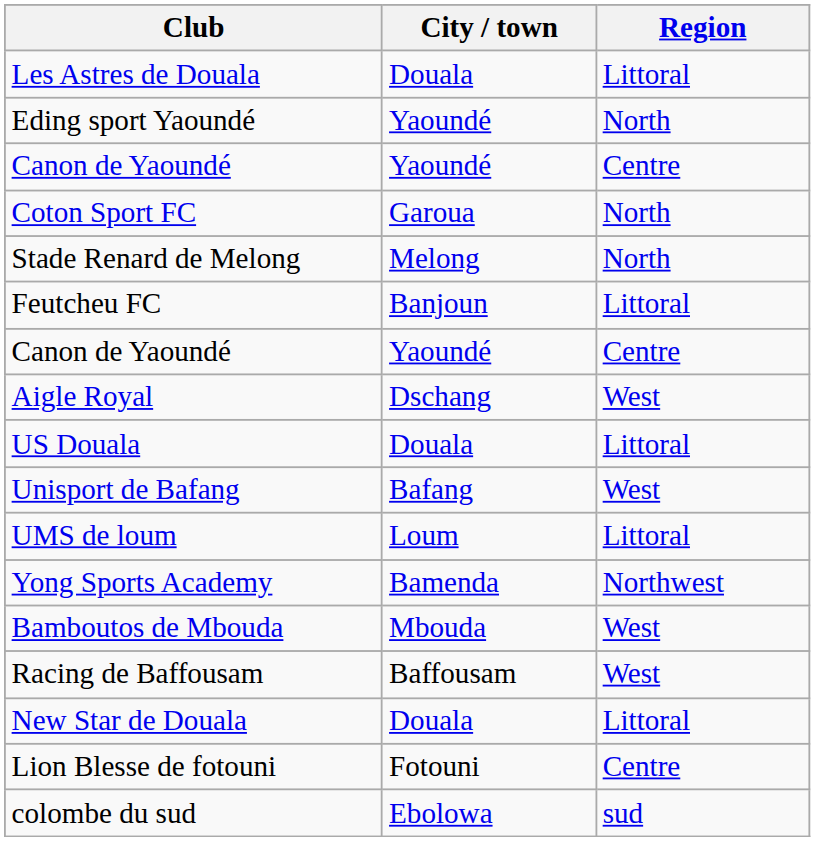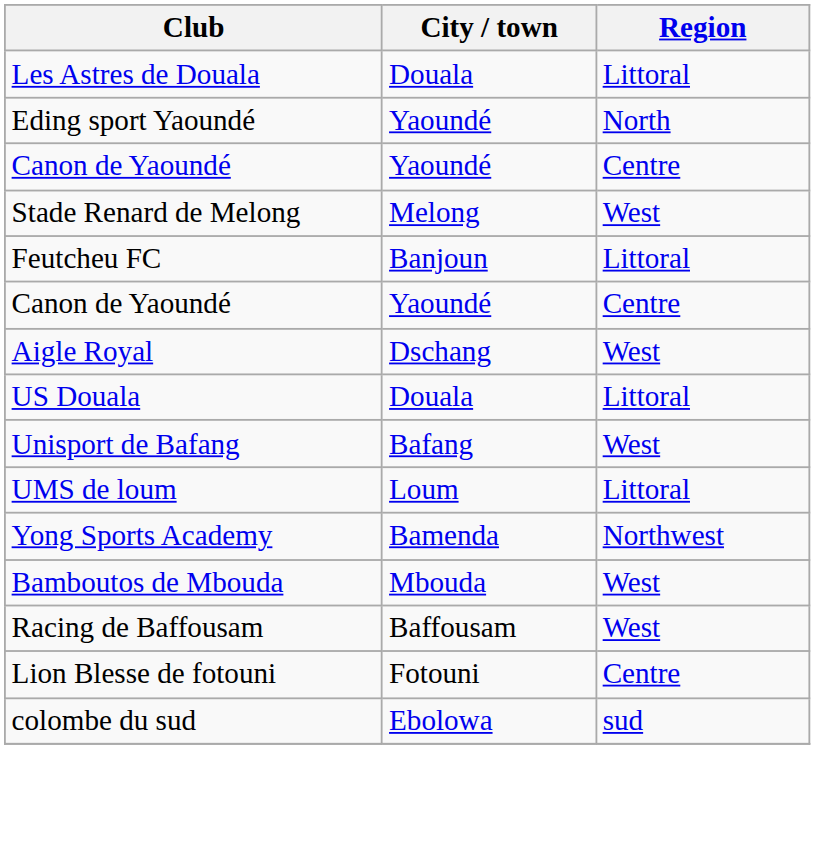- row: (104, 212)
(637, 258) North -> (631, 212) West
- row: (129, 720)
